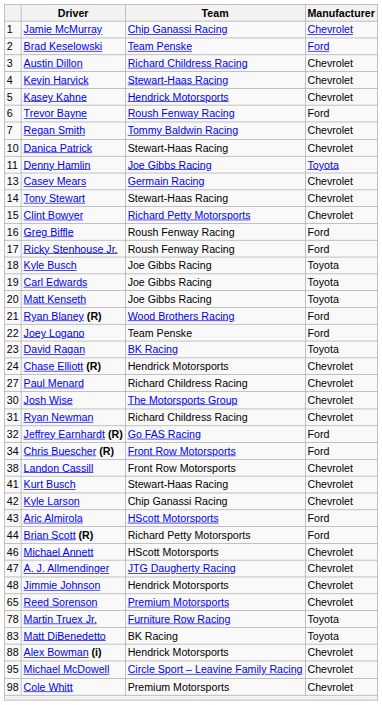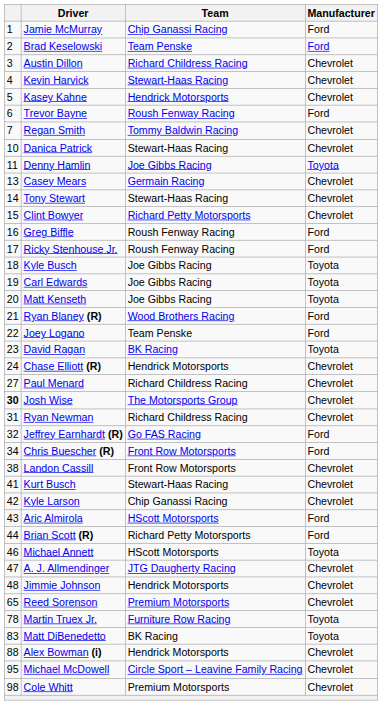(330, 30) Chevrolet -> (318, 30) Ford
(13, 400) normal -> (13, 400) bold
(330, 552) Chevrolet -> (323, 552) Toyota
